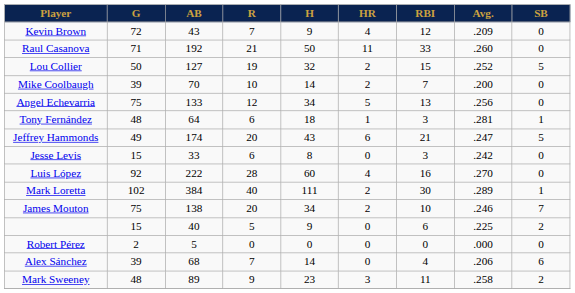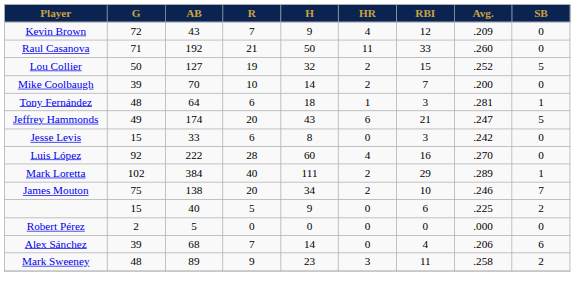- row: (56, 102)
(425, 191) 30 -> (425, 173) 29
